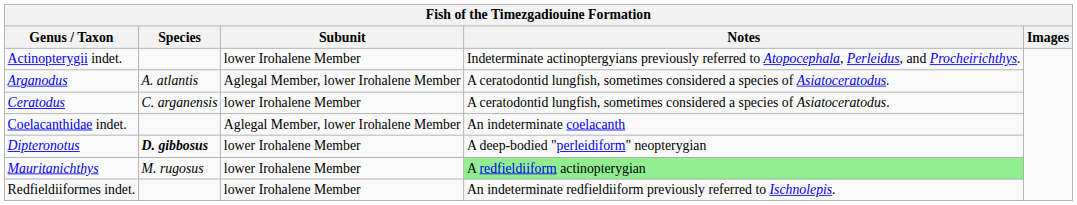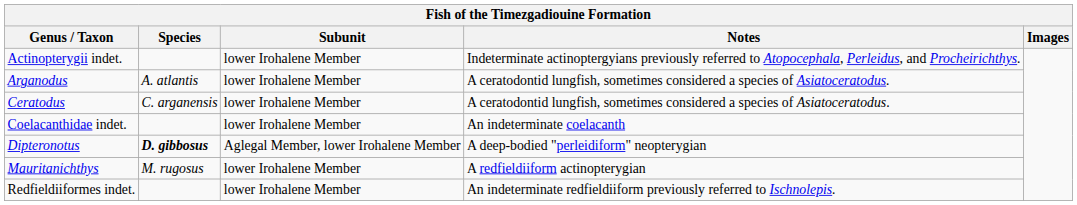(342, 80) Aglegal Member, lower Irohalene Member -> (292, 80) lower Irohalene Member
(342, 124) Aglegal Member, lower Irohalene Member -> (292, 124) lower Irohalene Member
(292, 146) lower Irohalene Member -> (342, 146) Aglegal Member, lower Irohalene Member
(556, 168) lightgreen background -> (556, 168) no background
